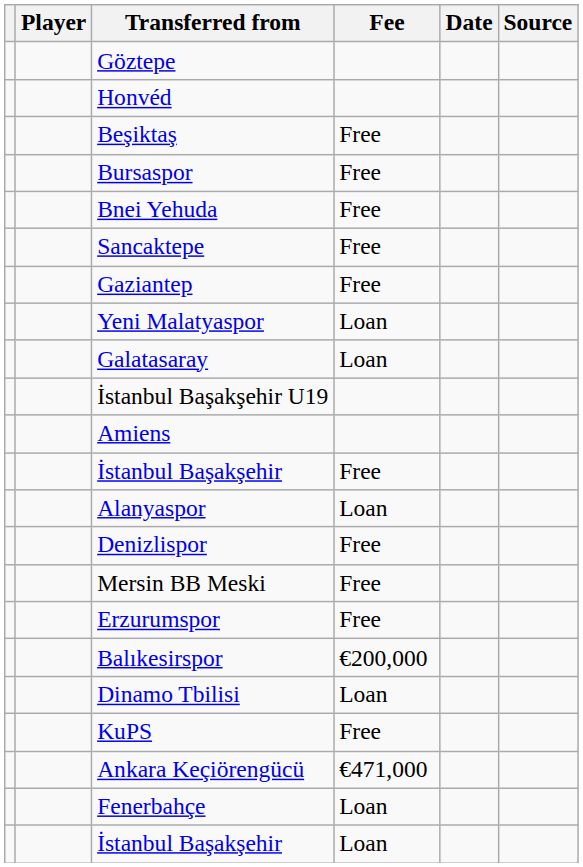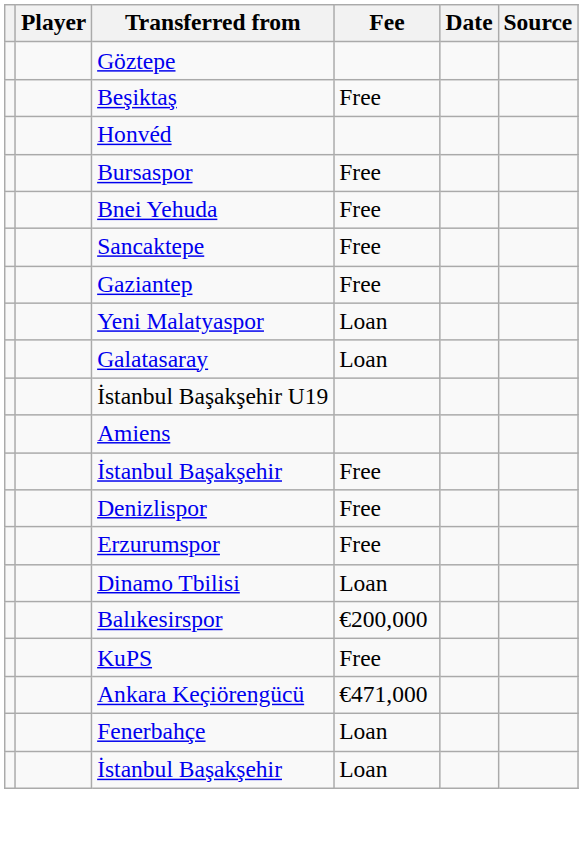rows swapped: (137, 135) <-> (134, 97)
- row: (151, 508)
- row: (181, 582)
rows swapped: (160, 657) <-> (168, 694)
